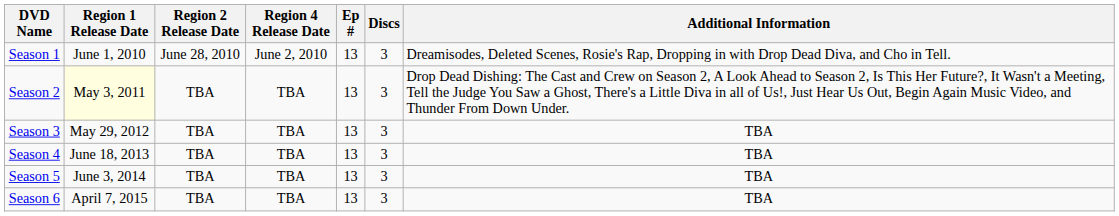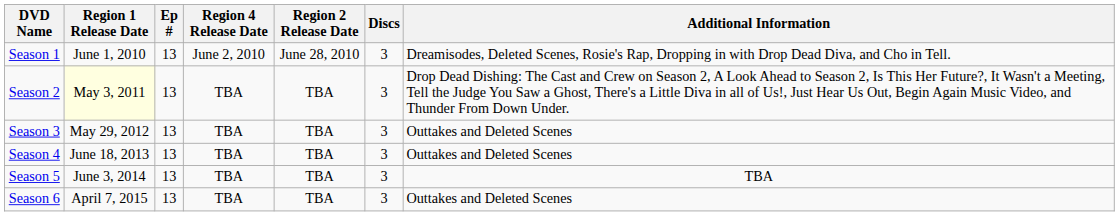columns swapped: (200, 23) <-> (351, 23)
(759, 131) TBA -> (489, 131) Outtakes and Deleted Scenes
(759, 154) TBA -> (489, 154) Outtakes and Deleted Scenes
(759, 199) TBA -> (489, 199) Outtakes and Deleted Scenes
